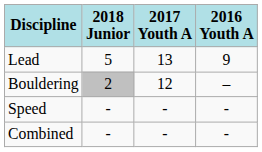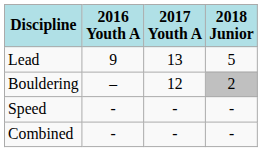columns swapped: (226, 25) <-> (108, 25)
